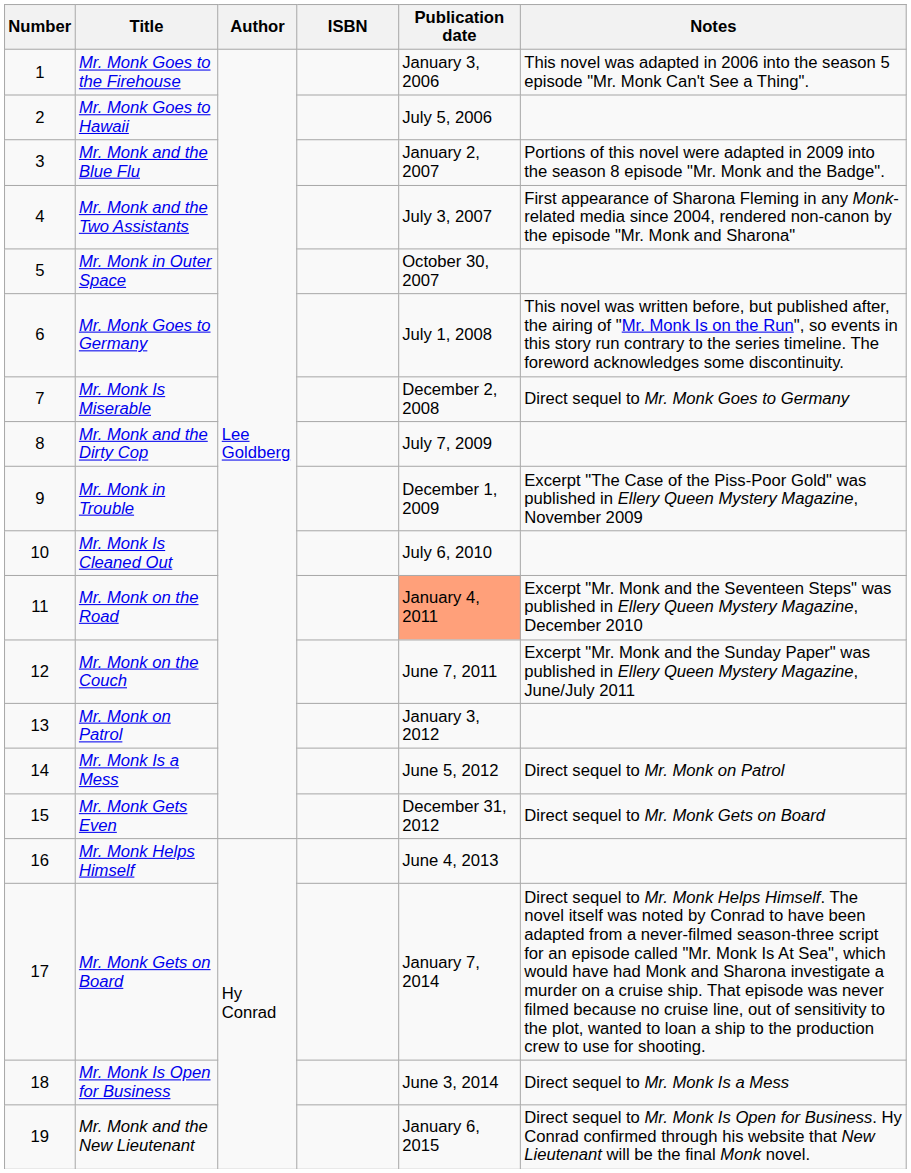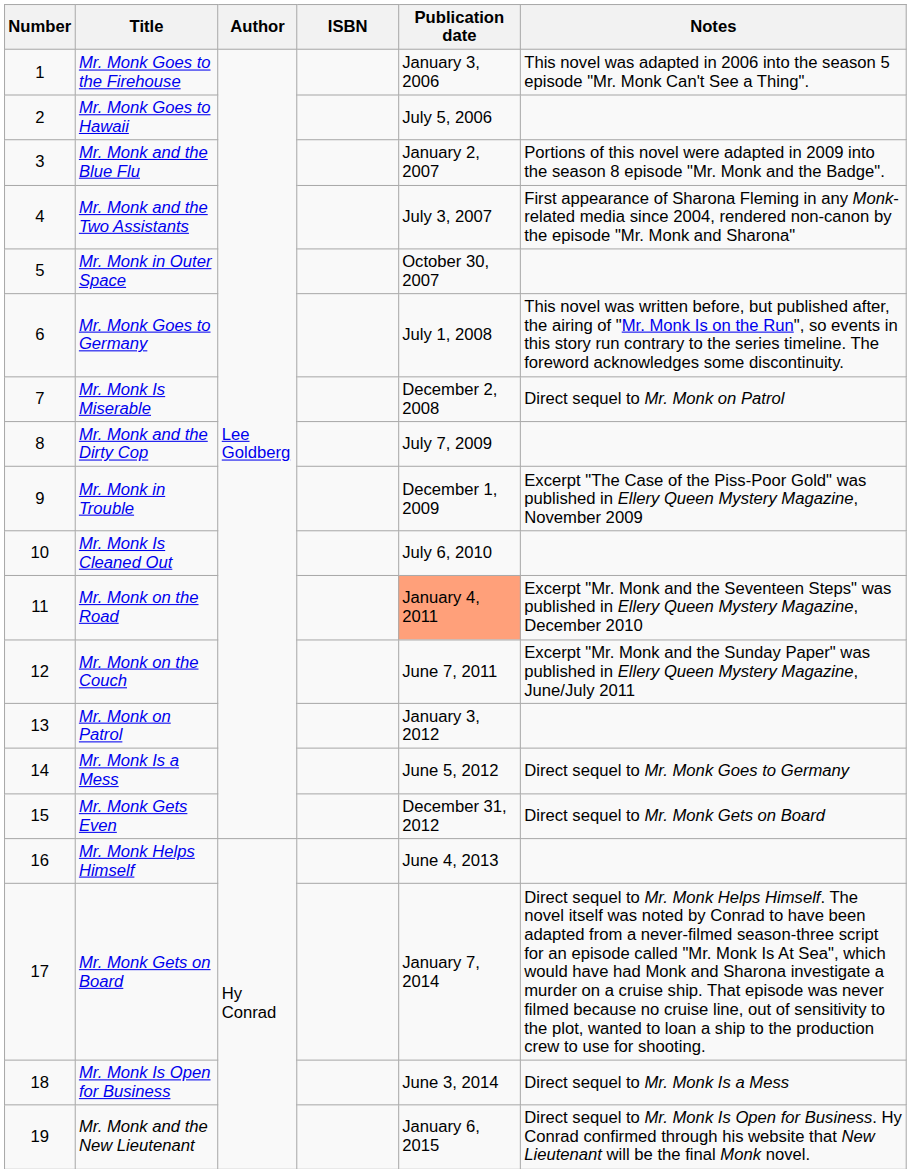(687, 398) Direct sequel to Mr. Monk Goes to Germany -> (654, 398) Direct sequel to Mr. Monk on Patrol
(654, 770) Direct sequel to Mr. Monk on Patrol -> (687, 770) Direct sequel to Mr. Monk Goes to Germany
